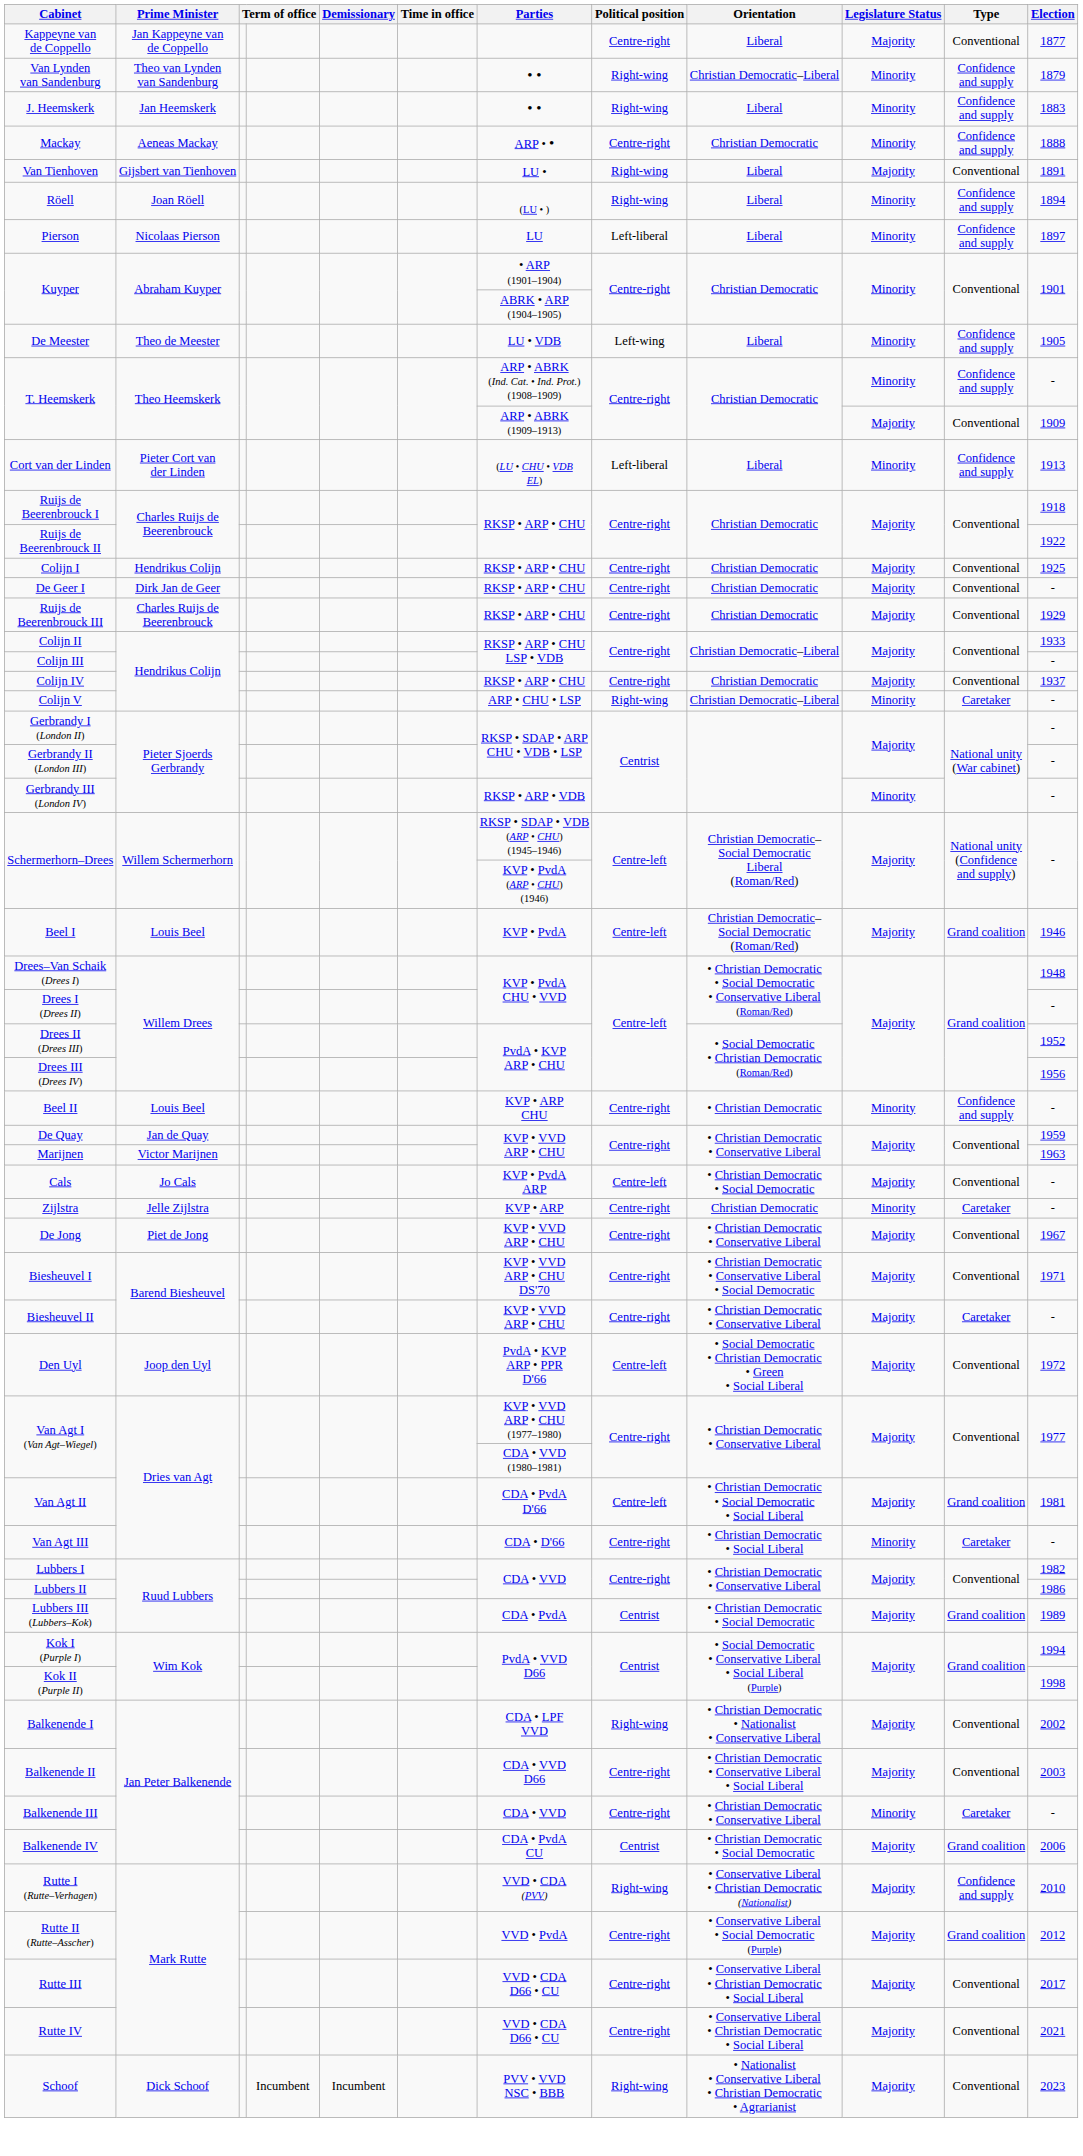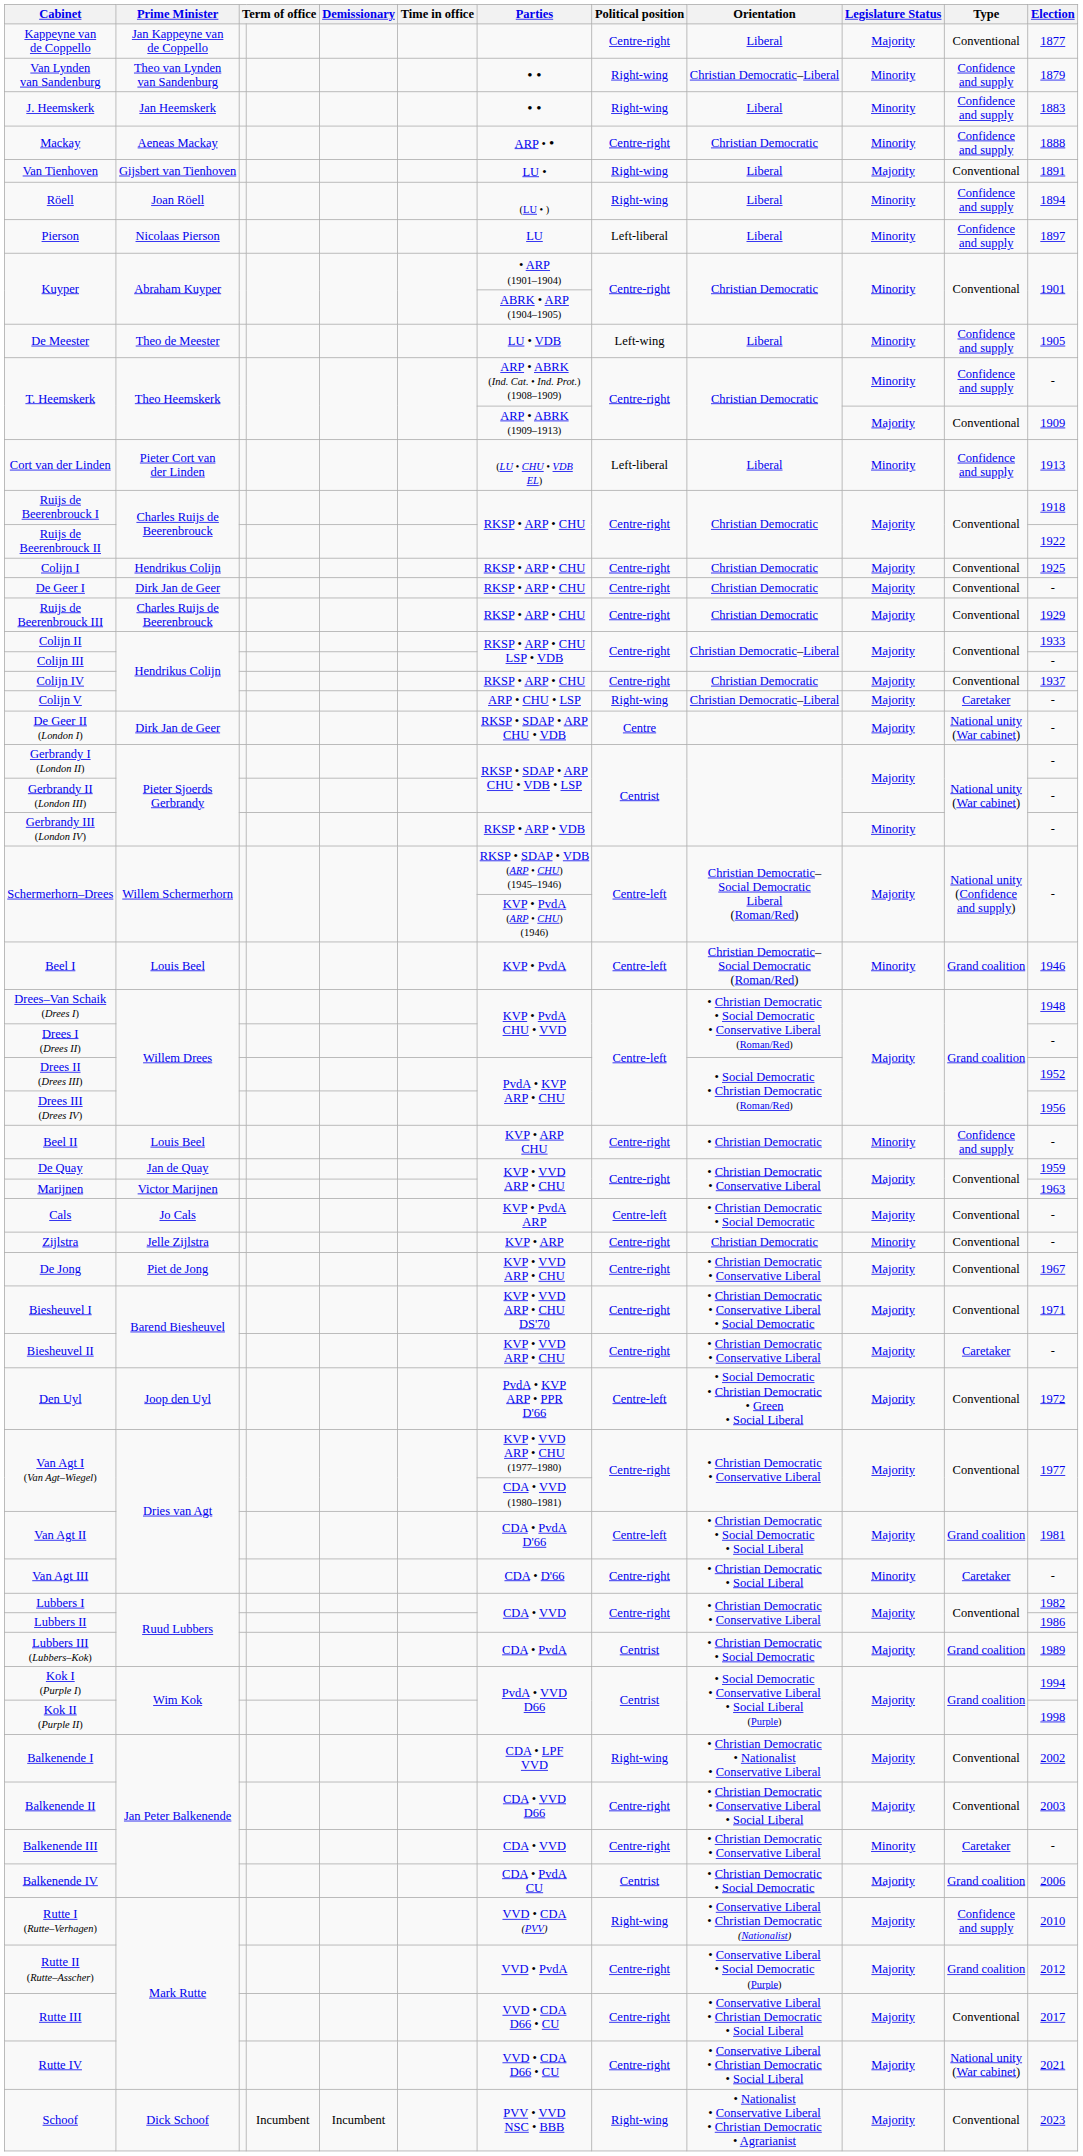(893, 700) Minority -> (893, 700) Majority
+ row: (60, 727)
(893, 932) Majority -> (893, 965) Minority
(986, 1208) Caretaker -> (986, 1242) Conventional
(986, 2031) Conventional -> (986, 2065) National unity (War cabinet)
